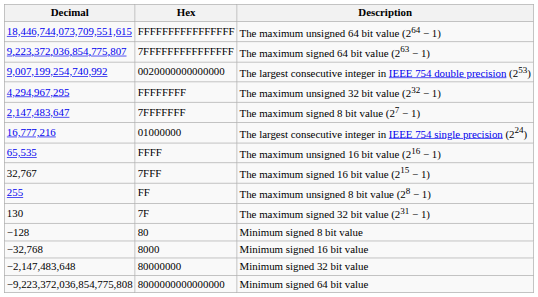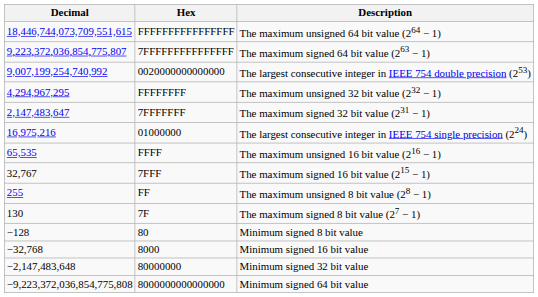(330, 112) The maximum signed 8 bit value (27 − 1) -> (335, 112) The maximum signed 32 bit value (231 − 1)
(31, 132) 16,777,216 -> (31, 132) 16,975,216
(335, 213) The maximum signed 32 bit value (231 − 1) -> (330, 213) The maximum signed 8 bit value (27 − 1)
